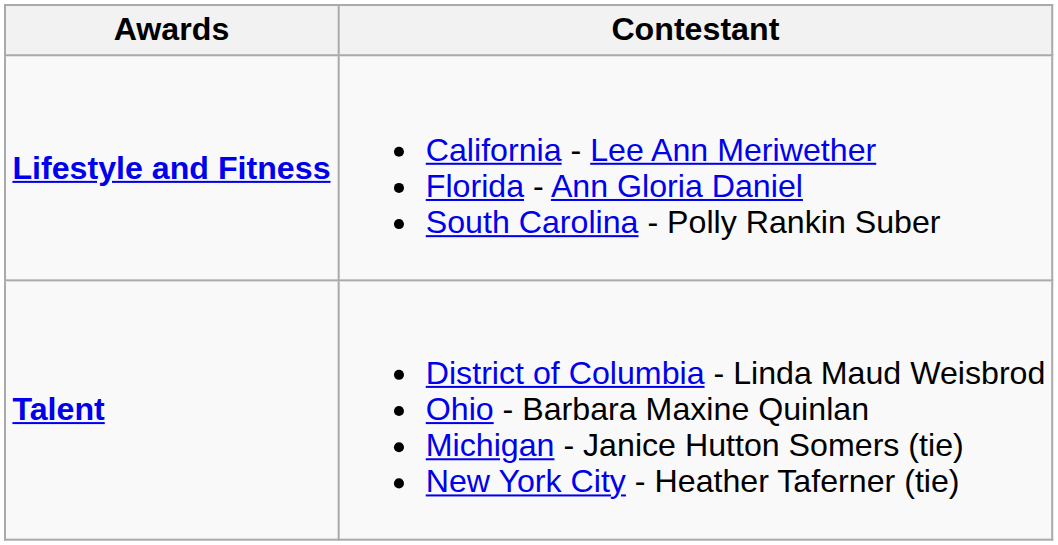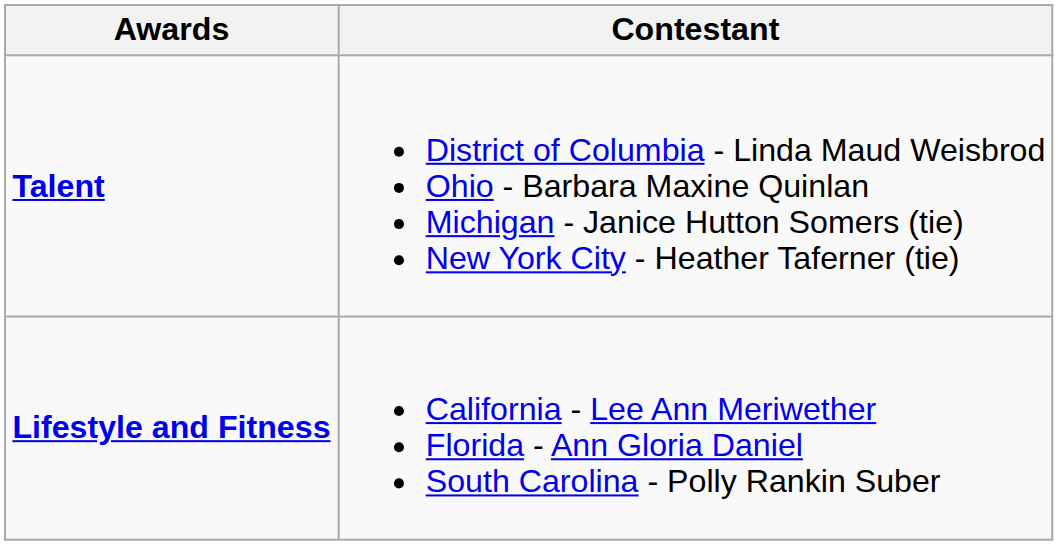rows swapped: (171, 167) <-> (59, 409)
